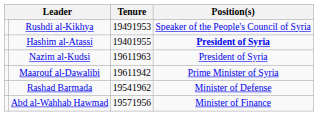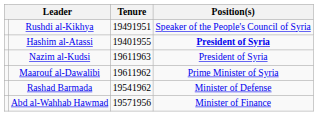(132, 27) 19491953 -> (132, 27) 19491951
(132, 73) 19611942 -> (132, 73) 19611962
